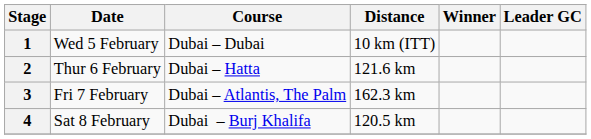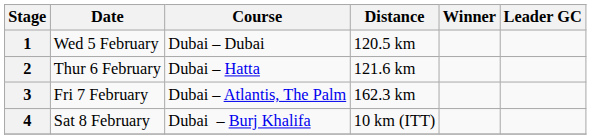(395, 43) 10 km (ITT) -> (385, 43) 120.5 km
(385, 120) 120.5 km -> (395, 120) 10 km (ITT)
